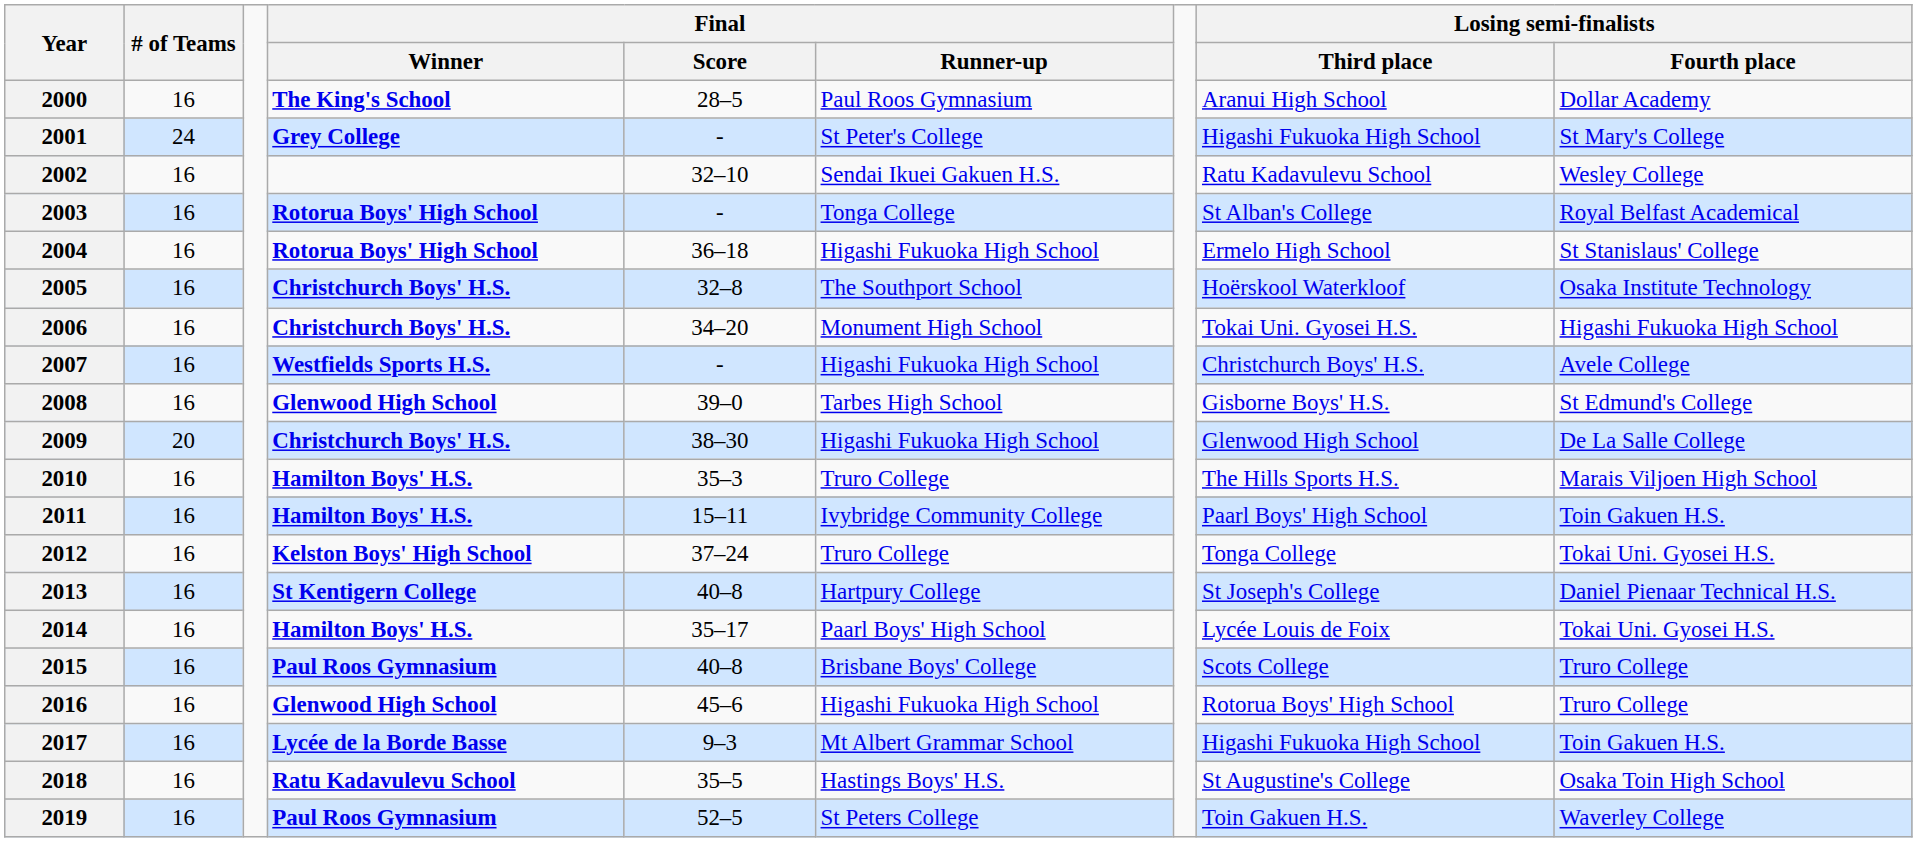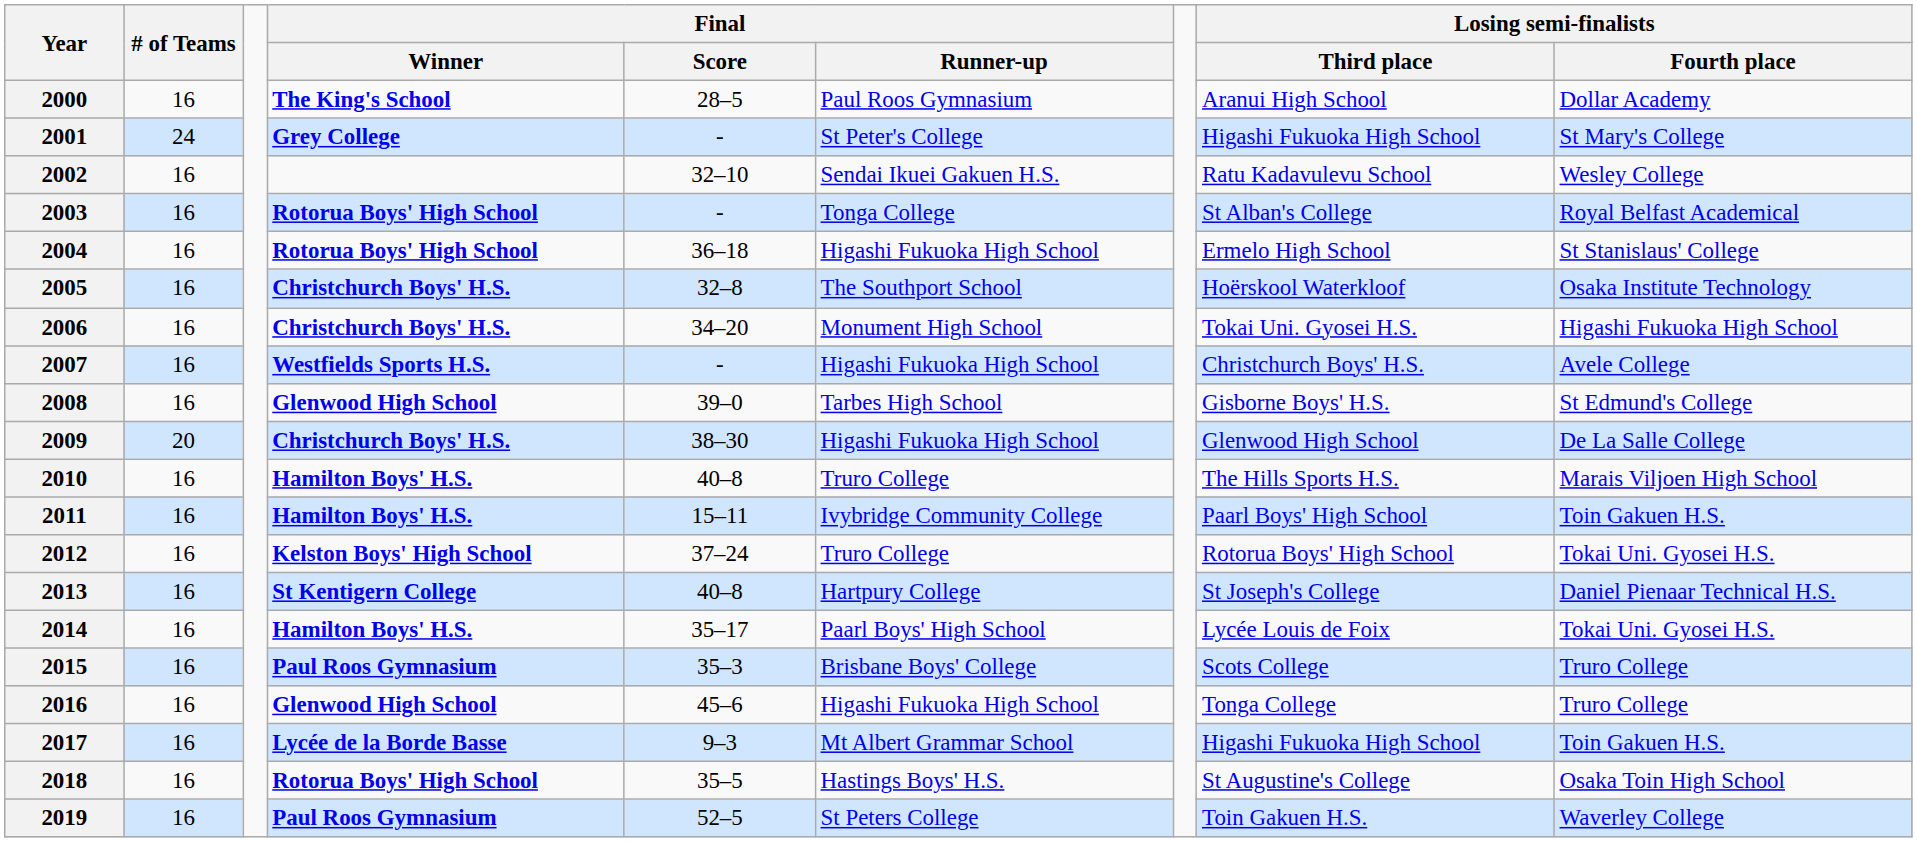(720, 477) 35–3 -> (720, 477) 40–8
(1269, 553) Tonga College -> (1328, 553) Rotorua Boys' High School
(720, 666) 40–8 -> (720, 666) 35–3
(1328, 704) Rotorua Boys' High School -> (1269, 704) Tonga College
(394, 780) Ratu Kadavulevu School -> (405, 780) Rotorua Boys' High School
